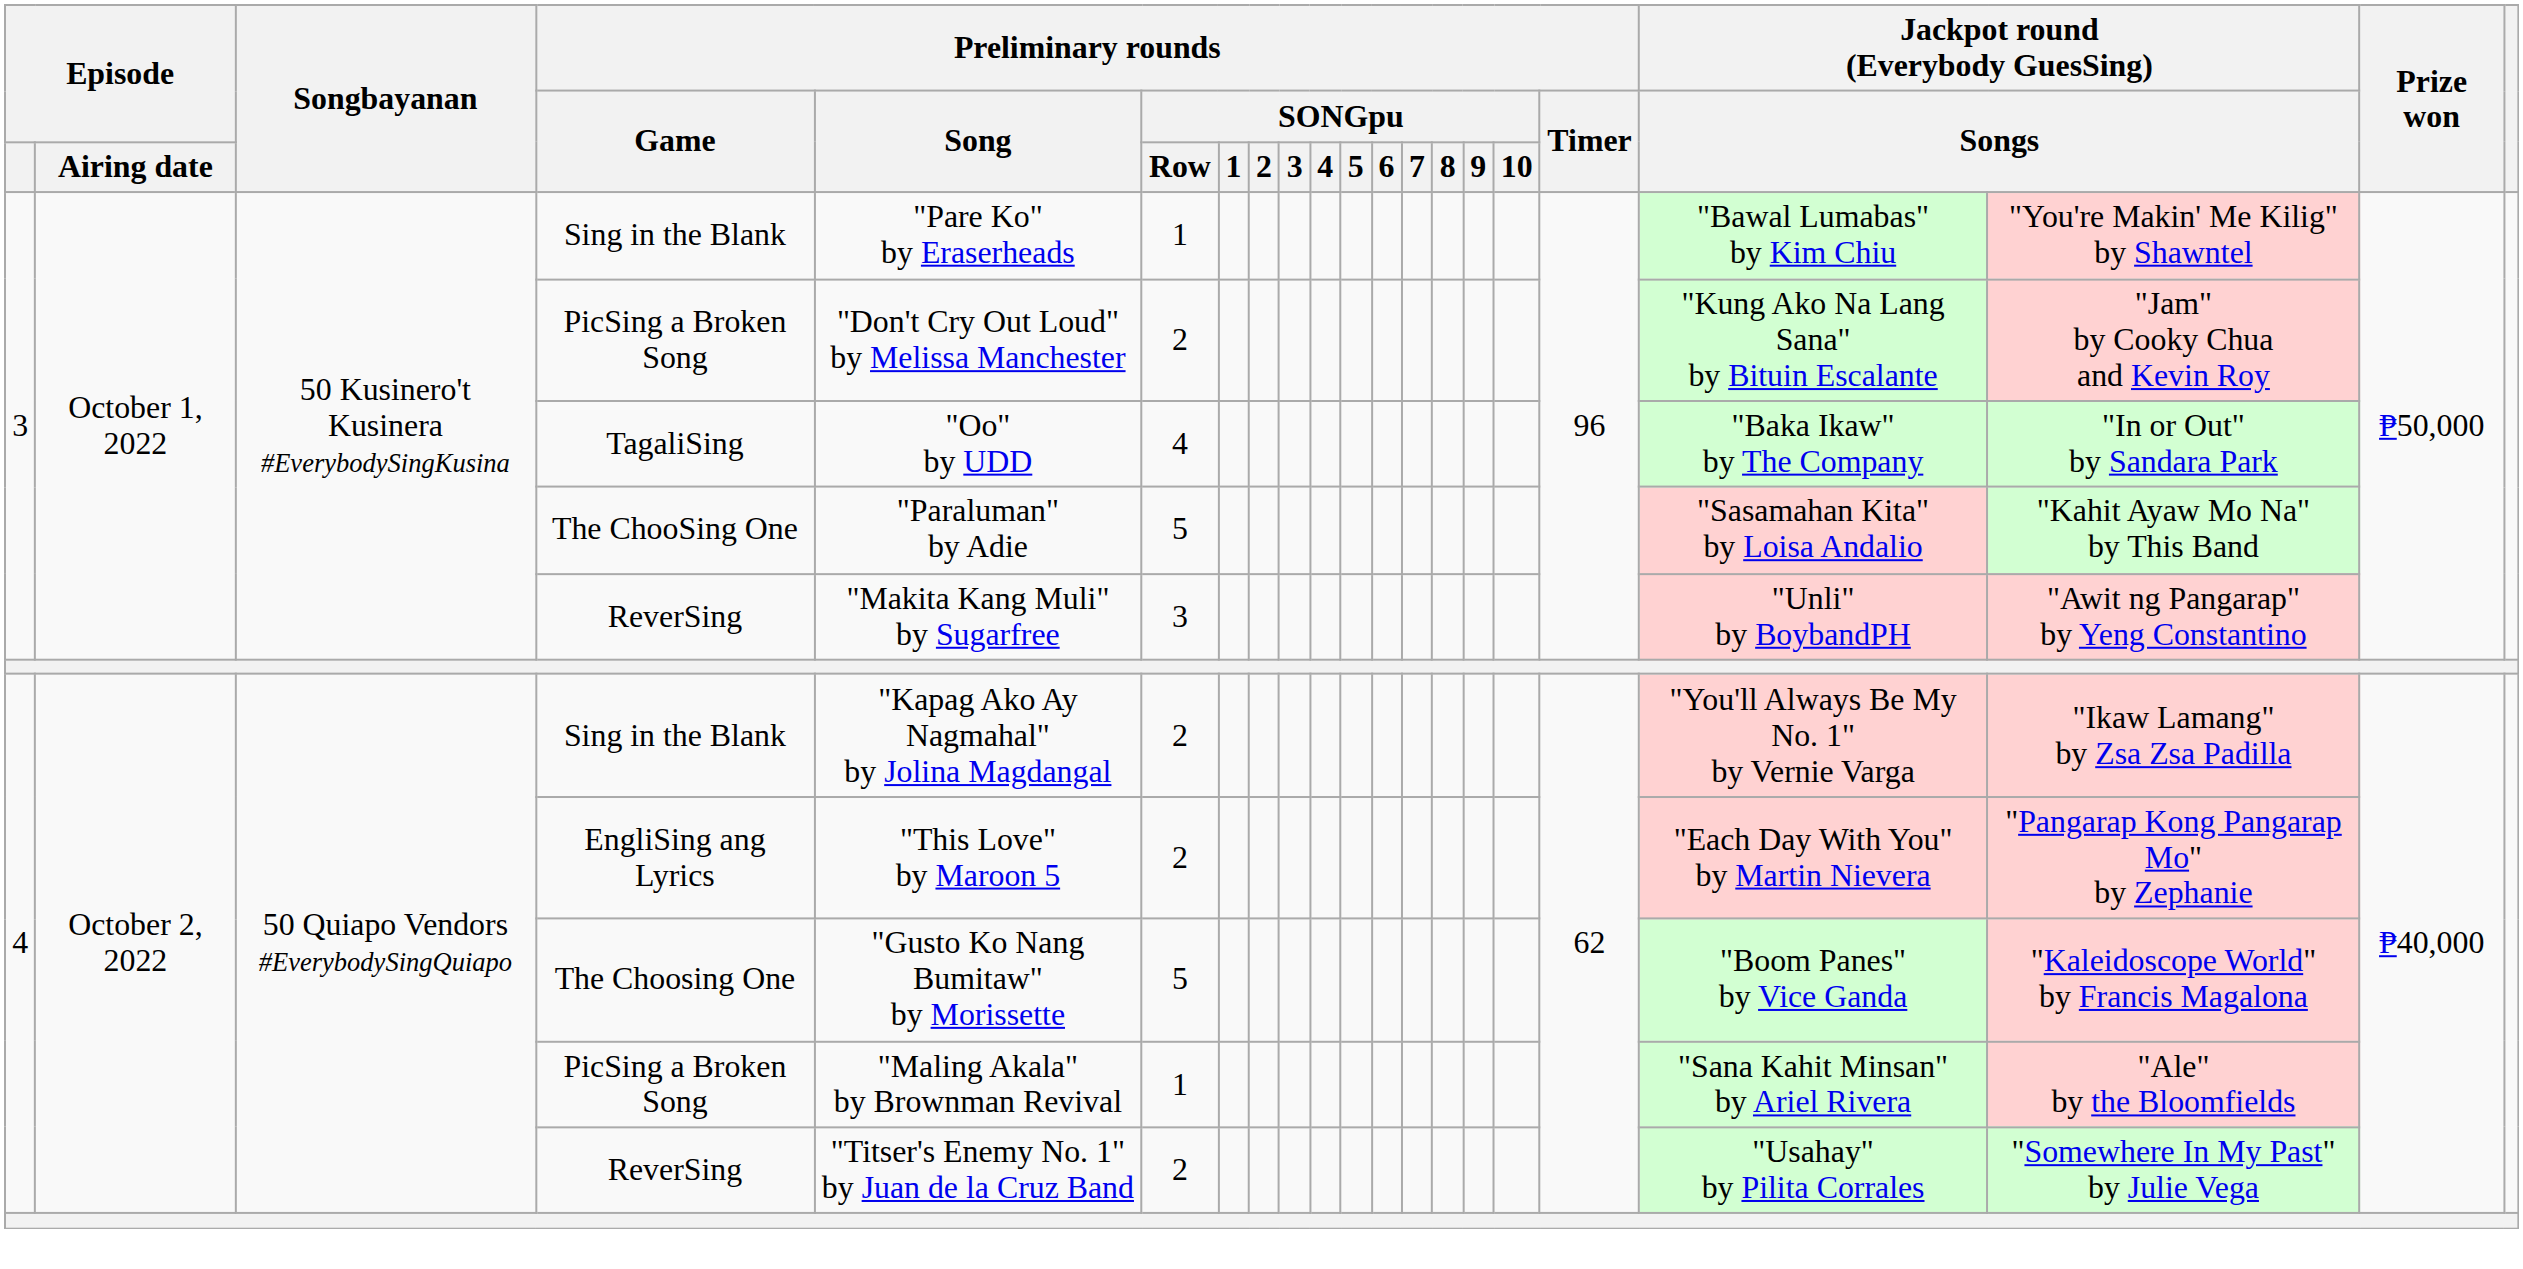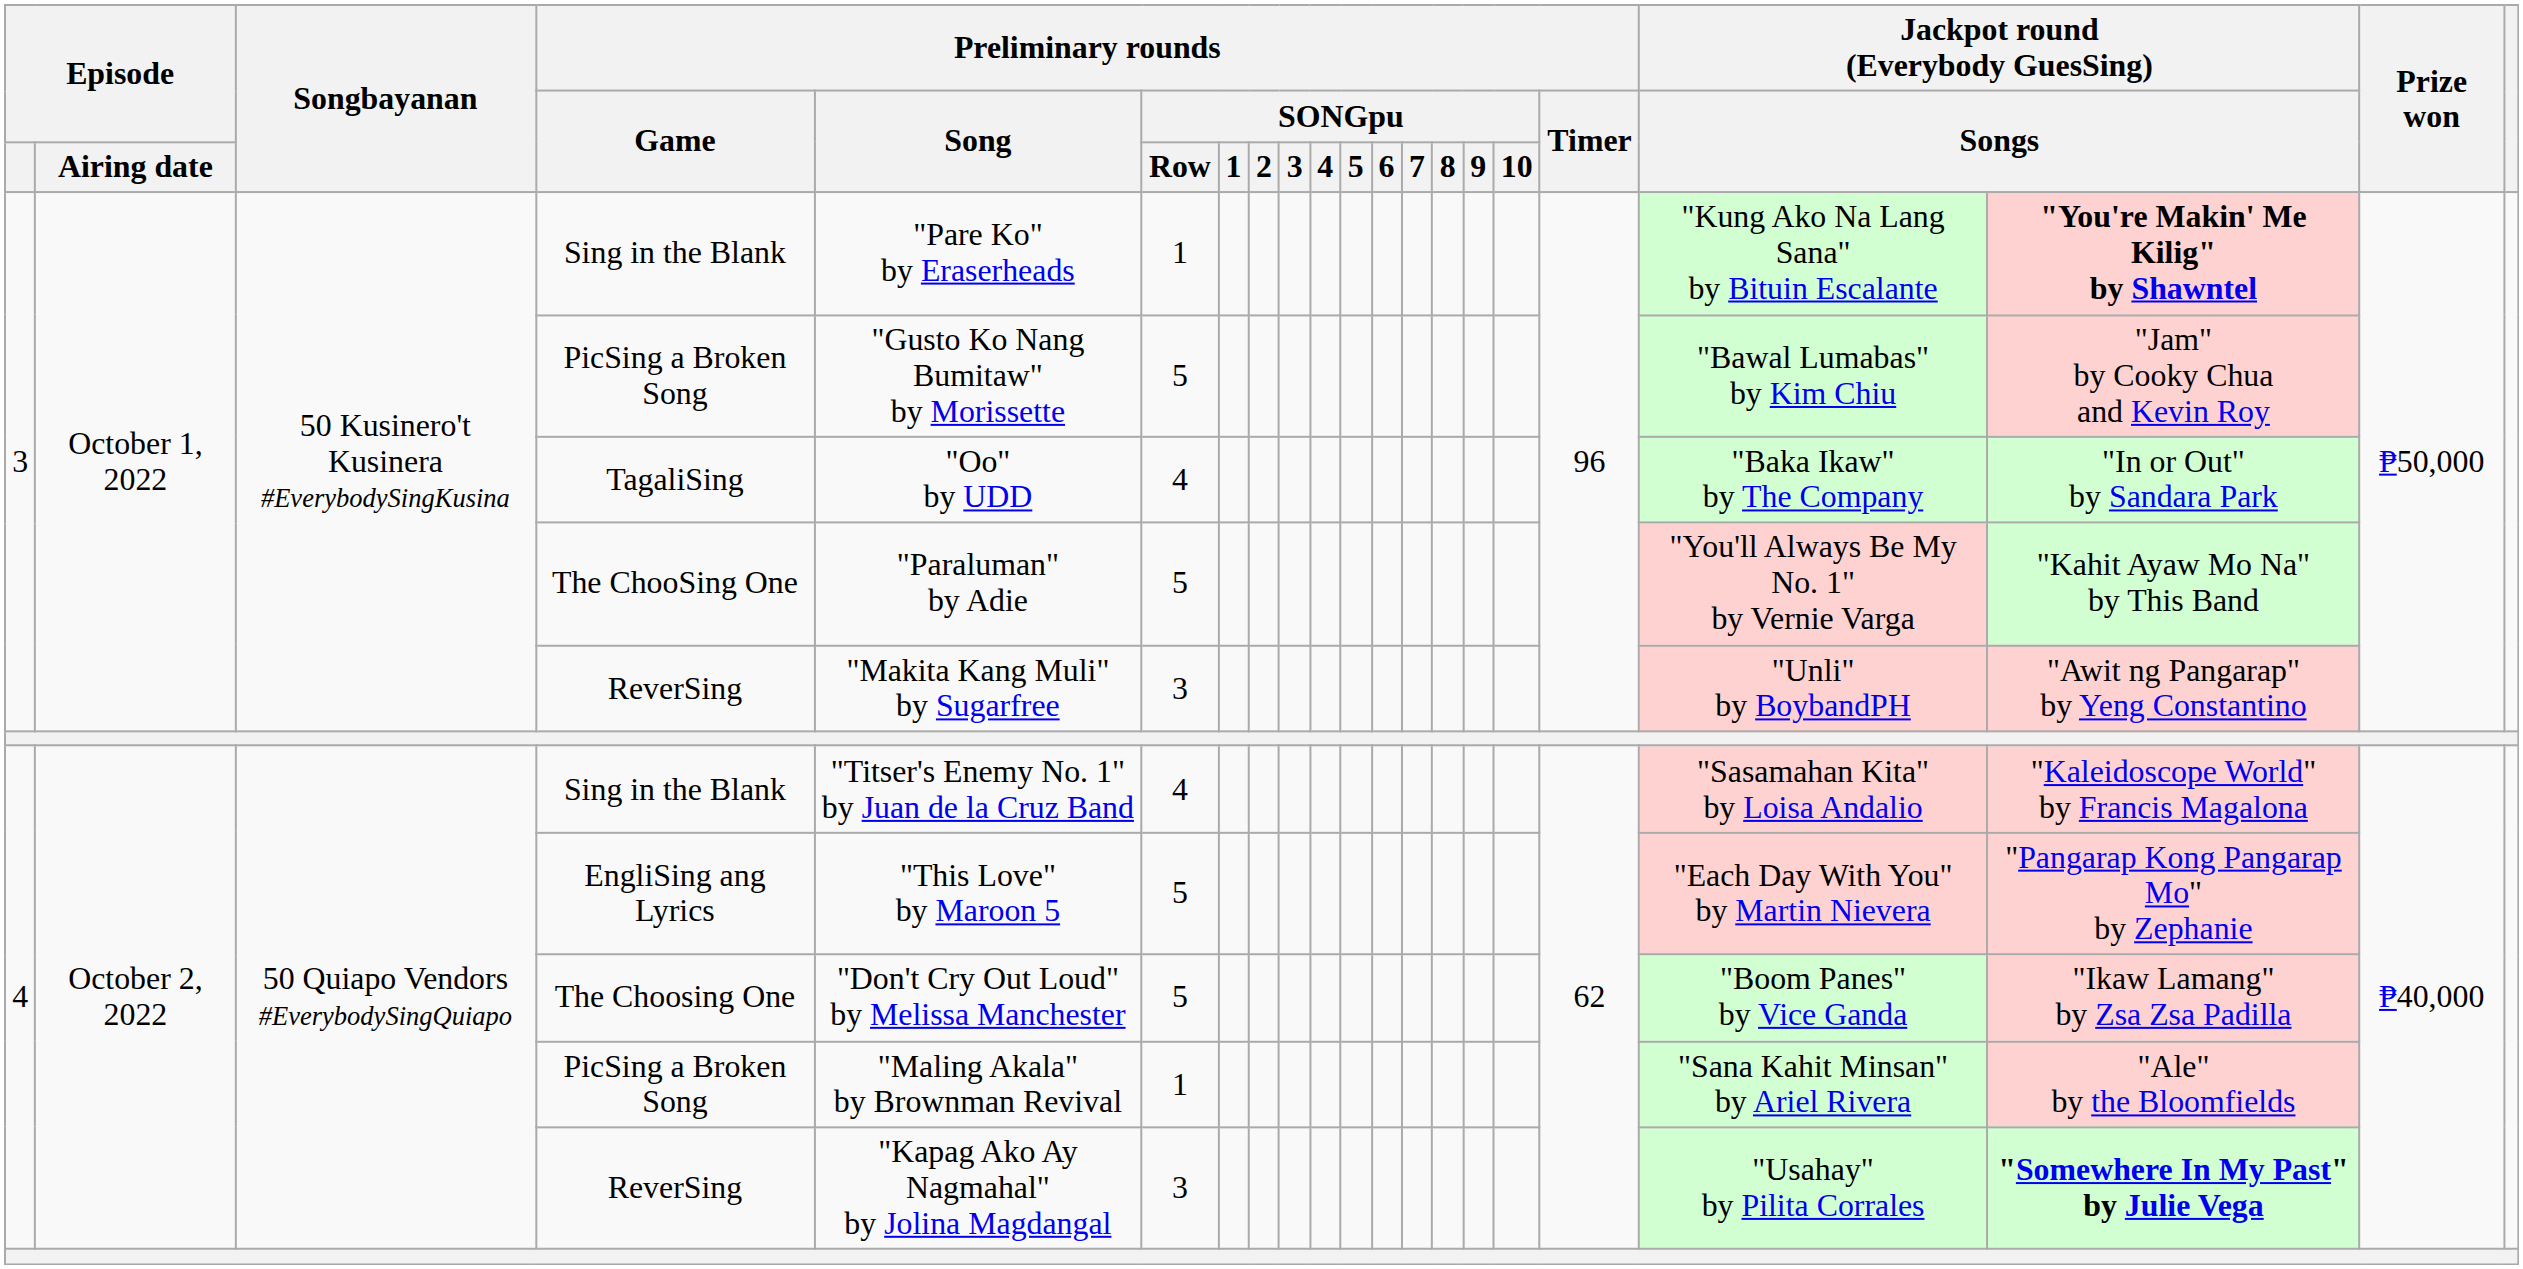(1813, 234) "Bawal Lumabas" by Kim Chiu -> (1813, 252) "Kung Ako Na Lang Sana" by Bituin Escalante
(2173, 234) normal -> (2173, 252) bold
(978, 339) "Don't Cry Out Loud" by Melissa Manchester -> (978, 375) "Gusto Ko Nang Bumitaw" by Morissette
(1180, 339) 2 -> (1180, 375) 5
(1813, 339) "Kung Ako Na Lang Sana" by Bituin Escalante -> (1813, 375) "Bawal Lumabas" by Kim Chiu
(1813, 529) "Sasamahan Kita" by Loisa Andalio -> (1813, 583) "You'll Always Be My No. 1" by Vernie Varga
(978, 734) "Kapag Ako Ay Nagmahal" by Jolina Magdangal -> (978, 788) "Titser's Enemy No. 1" by Juan de la Cruz Band
(1180, 734) 2 -> (1180, 788) 4
(1813, 734) "You'll Always Be My No. 1" by Vernie Varga -> (1813, 788) "Sasamahan Kita" by Loisa Andalio
(2173, 734) "Ikaw Lamang" by Zsa Zsa Padilla -> (2173, 788) "Kaleidoscope World" by Francis Magalona
(1180, 857) 2 -> (1180, 892) 5
(978, 979) "Gusto Ko Nang Bumitaw" by Morissette -> (978, 997) "Don't Cry Out Loud" by Melissa Manchester
(2173, 979) "Kaleidoscope World" by Francis Magalona -> (2173, 997) "Ikaw Lamang" by Zsa Zsa Padilla
(978, 1169) "Titser's Enemy No. 1" by Juan de la Cruz Band -> (978, 1187) "Kapag Ako Ay Nagmahal" by Jolina Magdangal
(1180, 1169) 2 -> (1180, 1187) 3
(2173, 1169) normal -> (2173, 1187) bold
